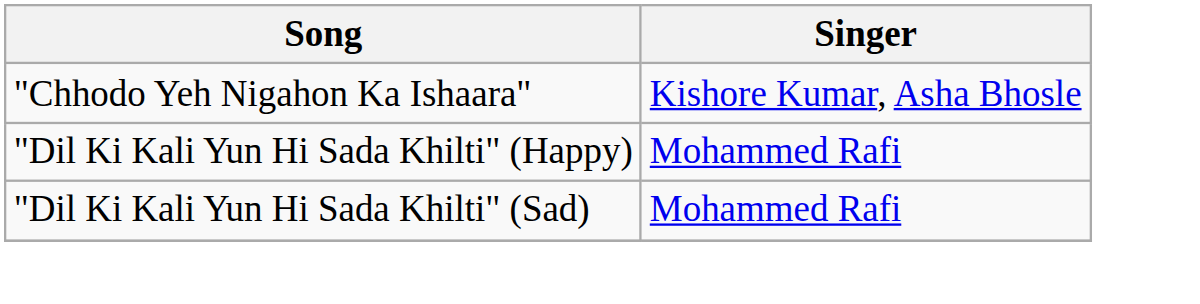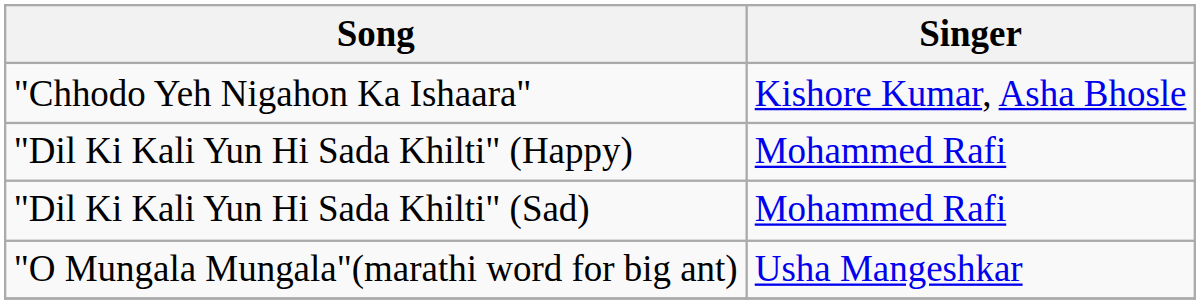+ row: (376, 268)
